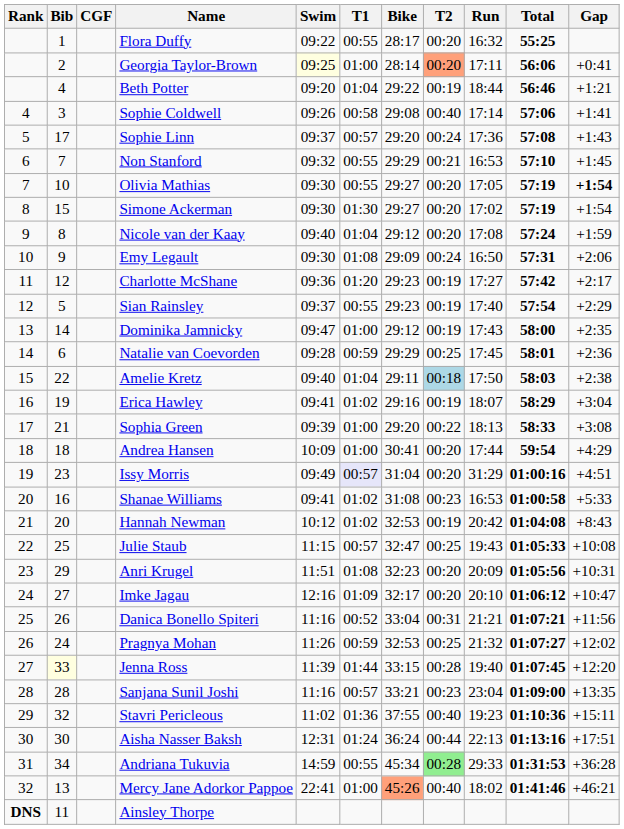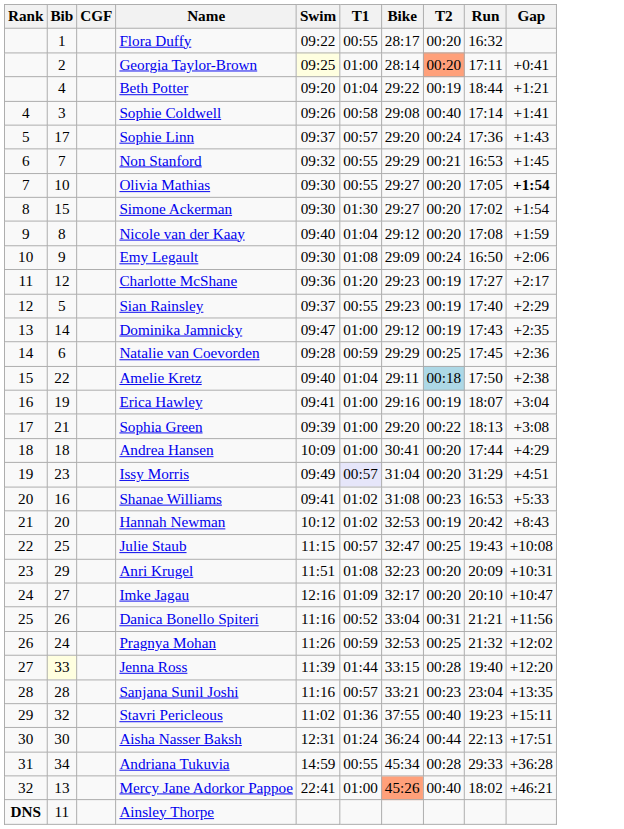- column: (538, 16)
(361, 402) 01:02 -> (361, 402) 01:00
(444, 763) lightgreen background -> (444, 763) no background
